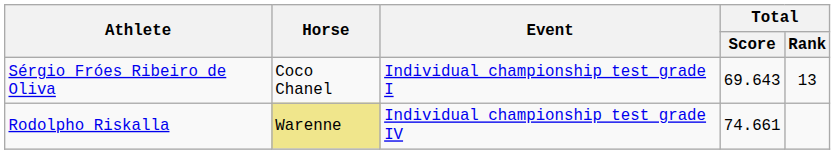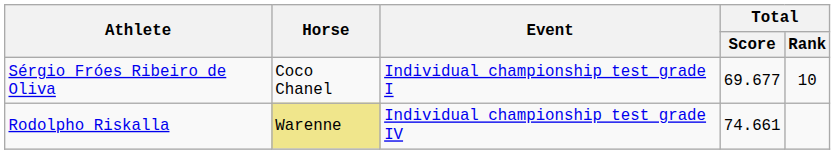(752, 80) 69.643 -> (752, 80) 69.677
(807, 80) 13 -> (807, 80) 10
